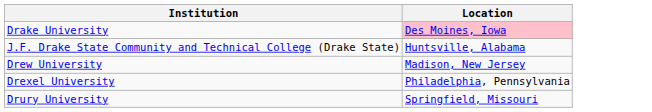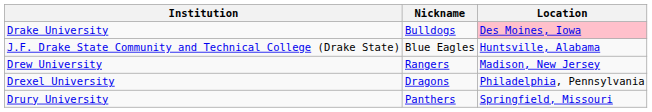+ column: (440, 13)
